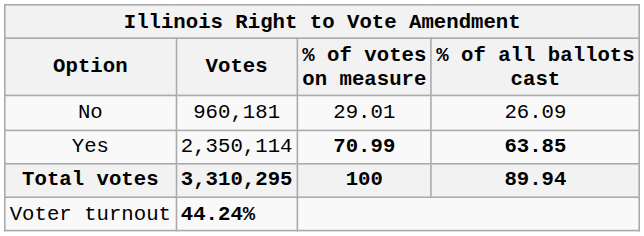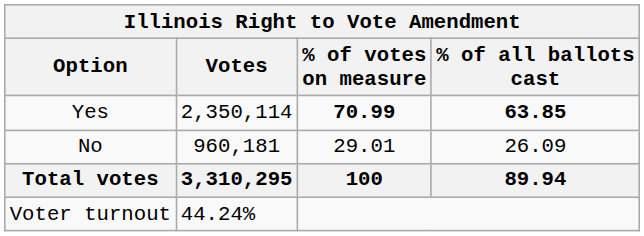rows swapped: (90, 147) <-> (90, 113)
(218, 214) bold -> (218, 214) normal
